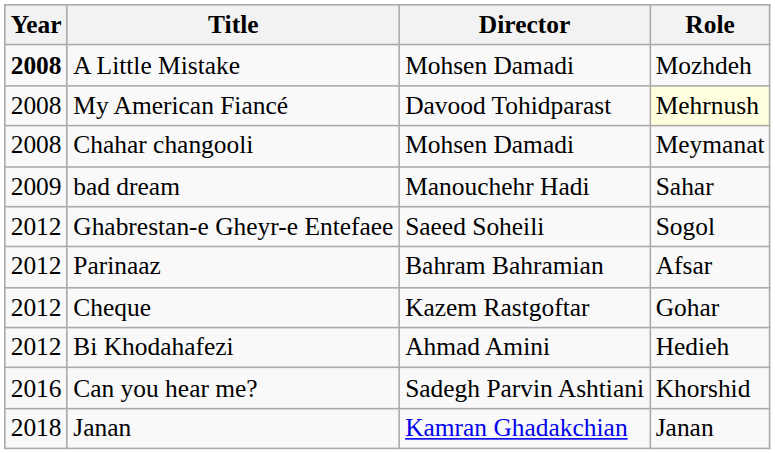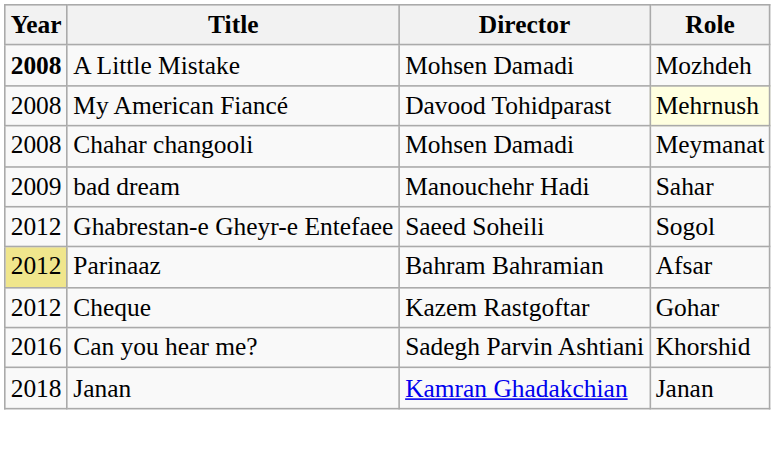(36, 266) no background -> (36, 266) khaki background
- row: (153, 347)
